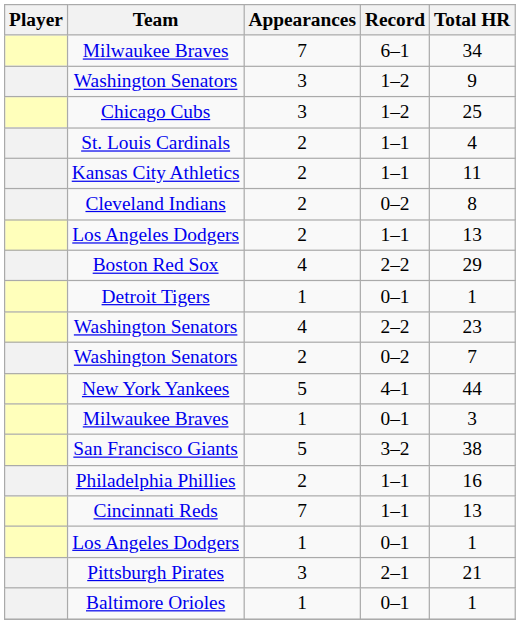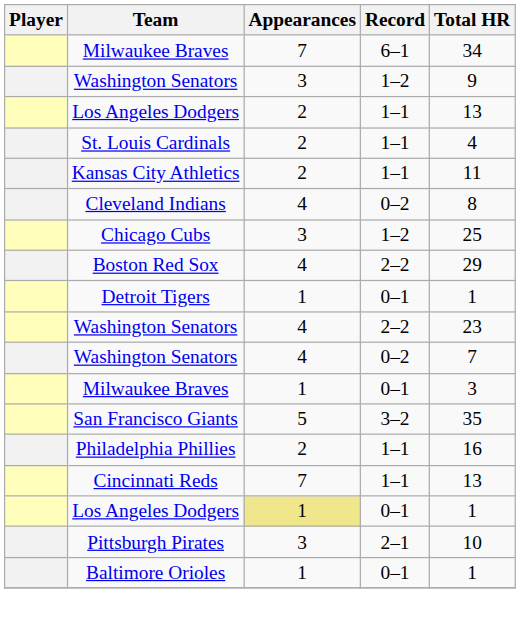rows swapped: (156, 111) <-> (156, 234)
(302, 204) 2 -> (302, 204) 4
(302, 357) 2 -> (302, 357) 4
- row: (156, 388)
(472, 449) 38 -> (472, 419) 35
(302, 541) no background -> (302, 511) khaki background
(472, 572) 21 -> (472, 541) 10
